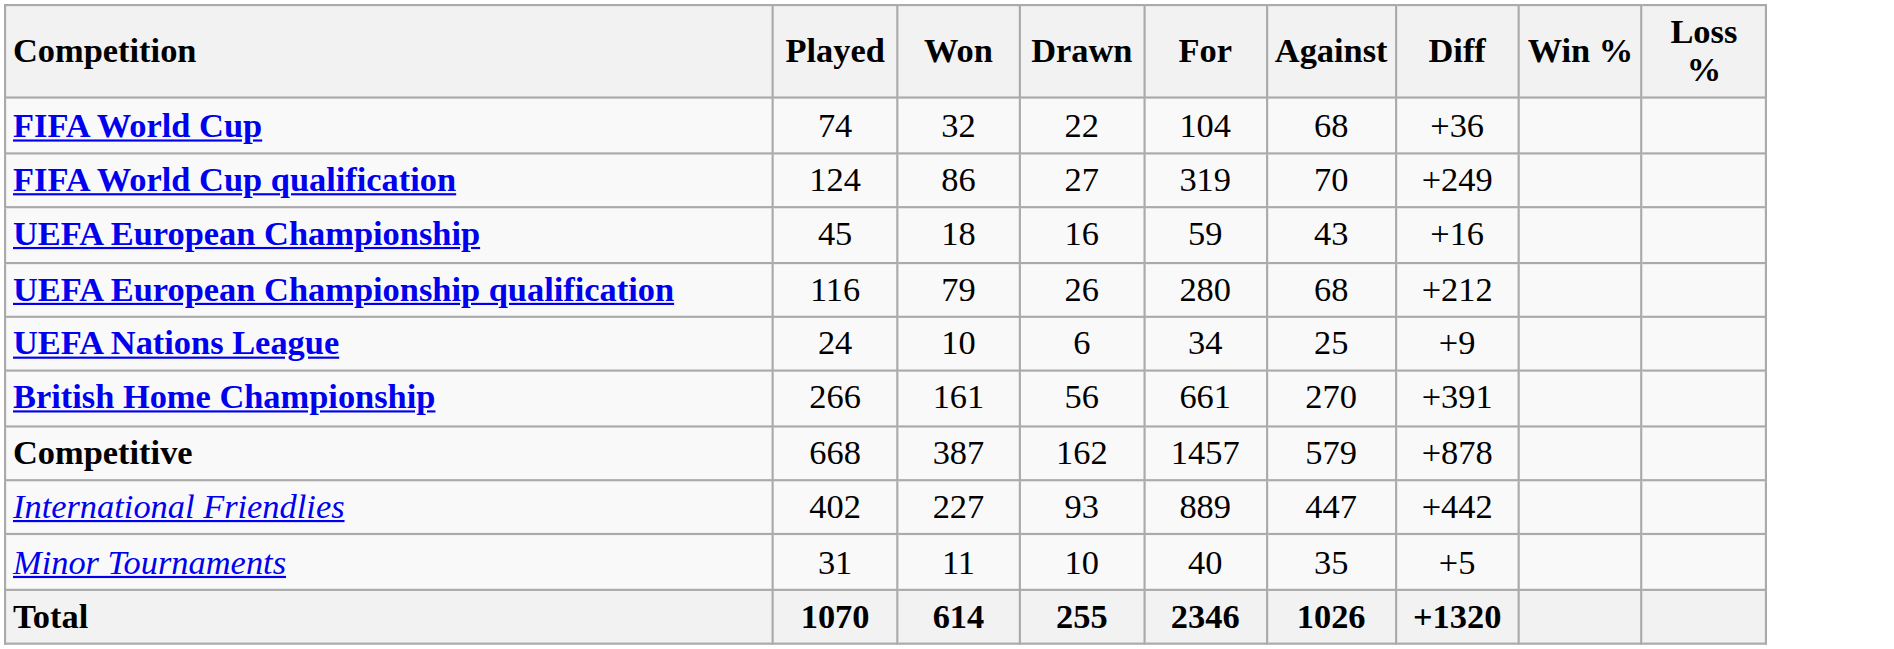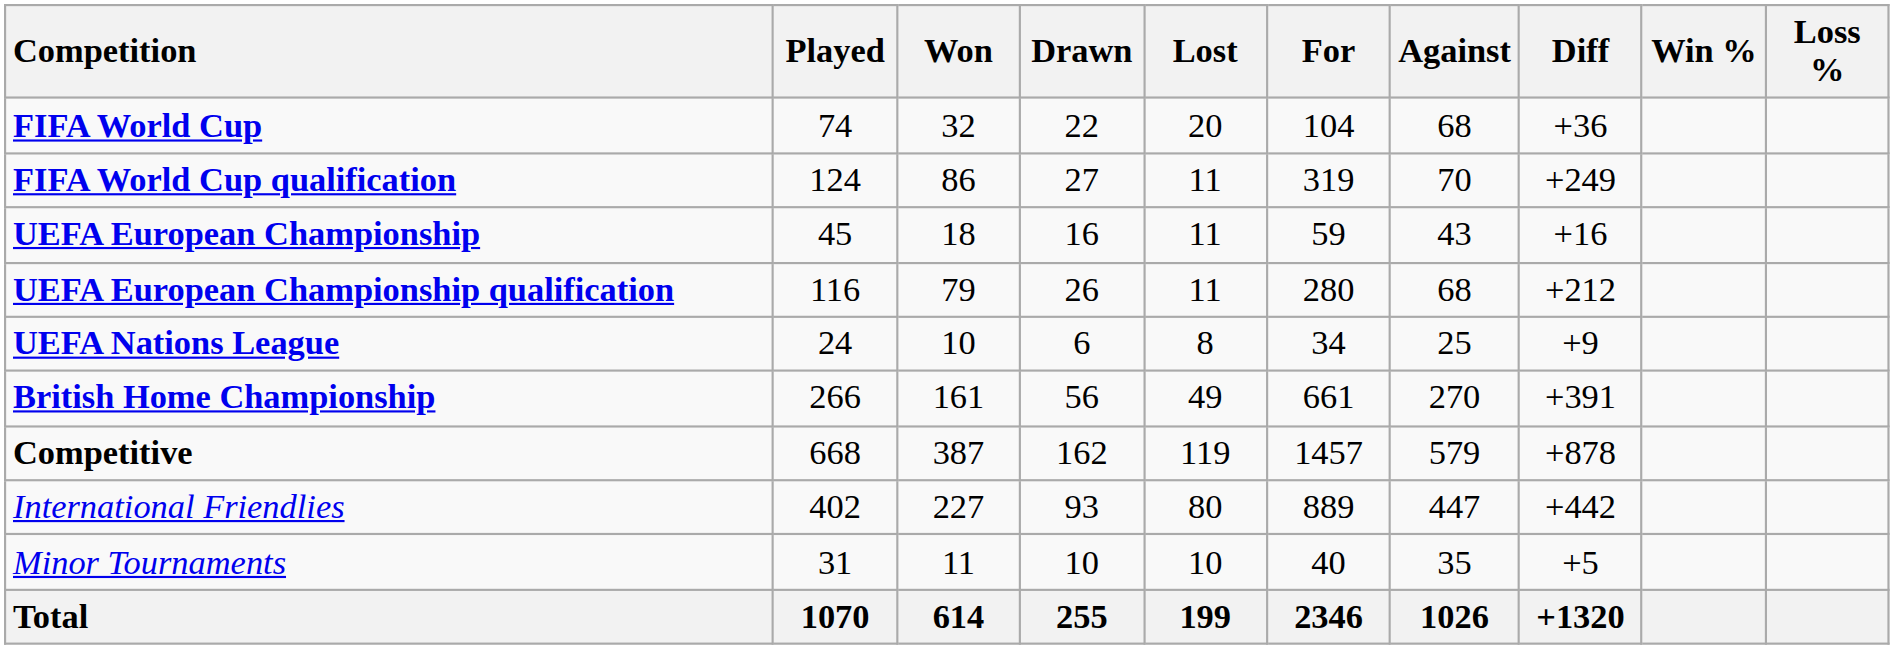+ column: (1205, 51)
